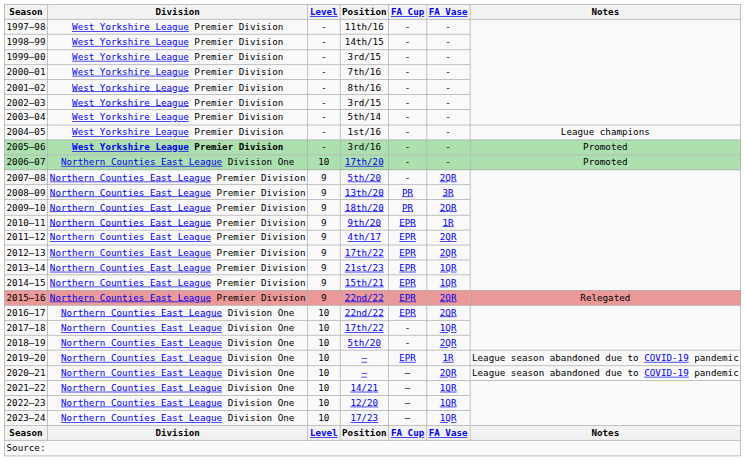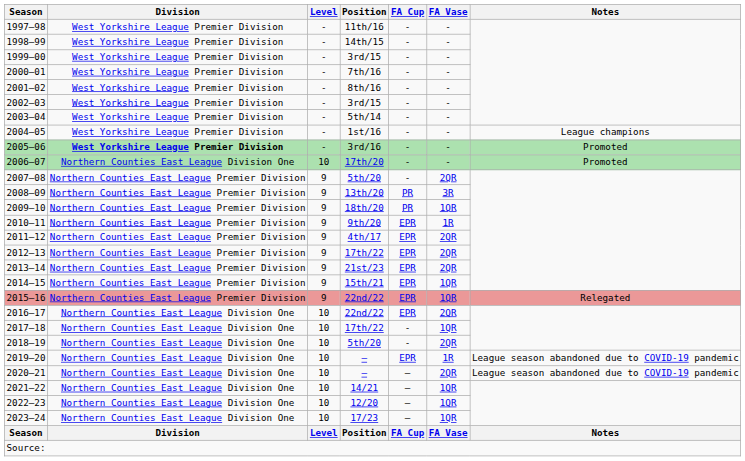(448, 207) 2QR -> (448, 207) 1QR
(448, 268) 1QR -> (448, 268) 2QR
(448, 298) 2QR -> (448, 298) 1QR
